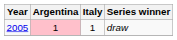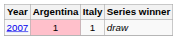(17, 27) 2005 -> (17, 27) 2007
